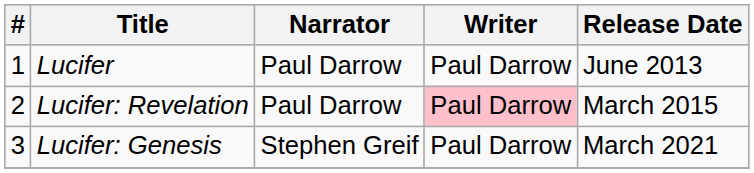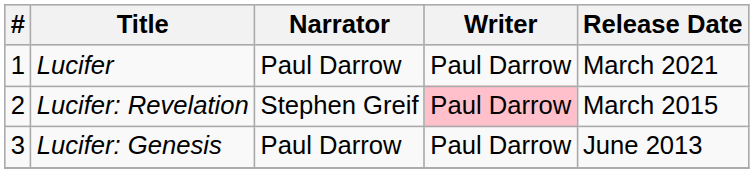(643, 65) June 2013 -> (651, 65) March 2021
(331, 106) Paul Darrow -> (340, 106) Stephen Greif
(340, 146) Stephen Greif -> (331, 146) Paul Darrow
(651, 146) March 2021 -> (643, 146) June 2013
